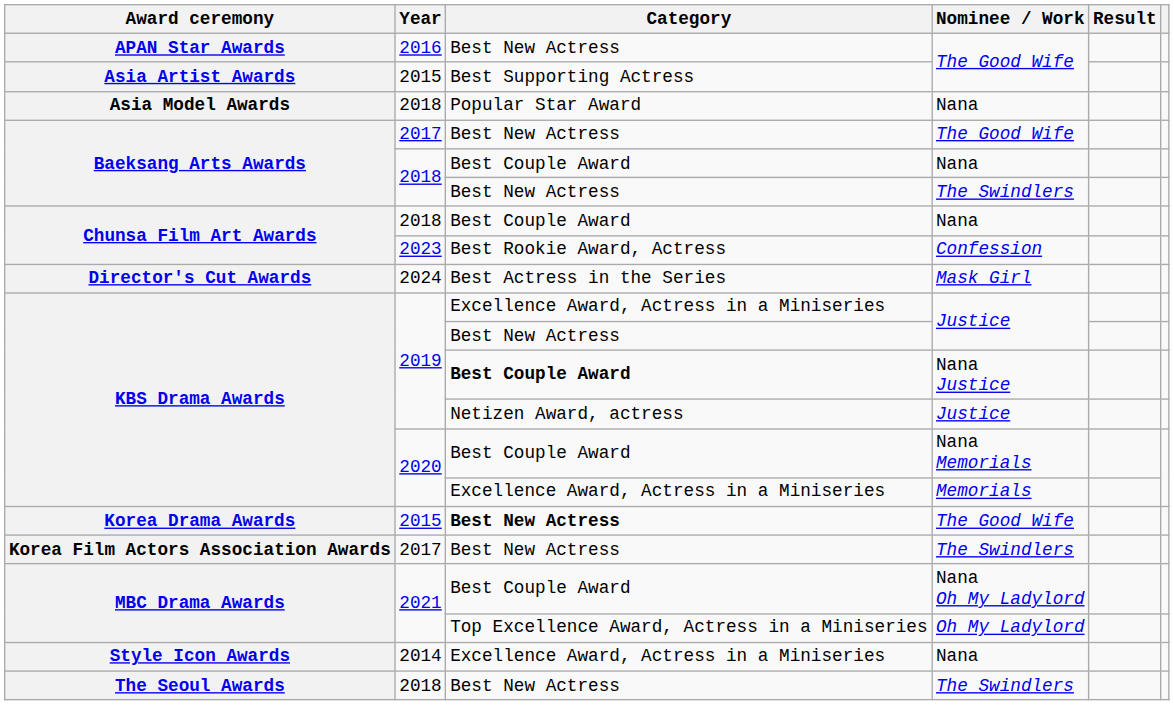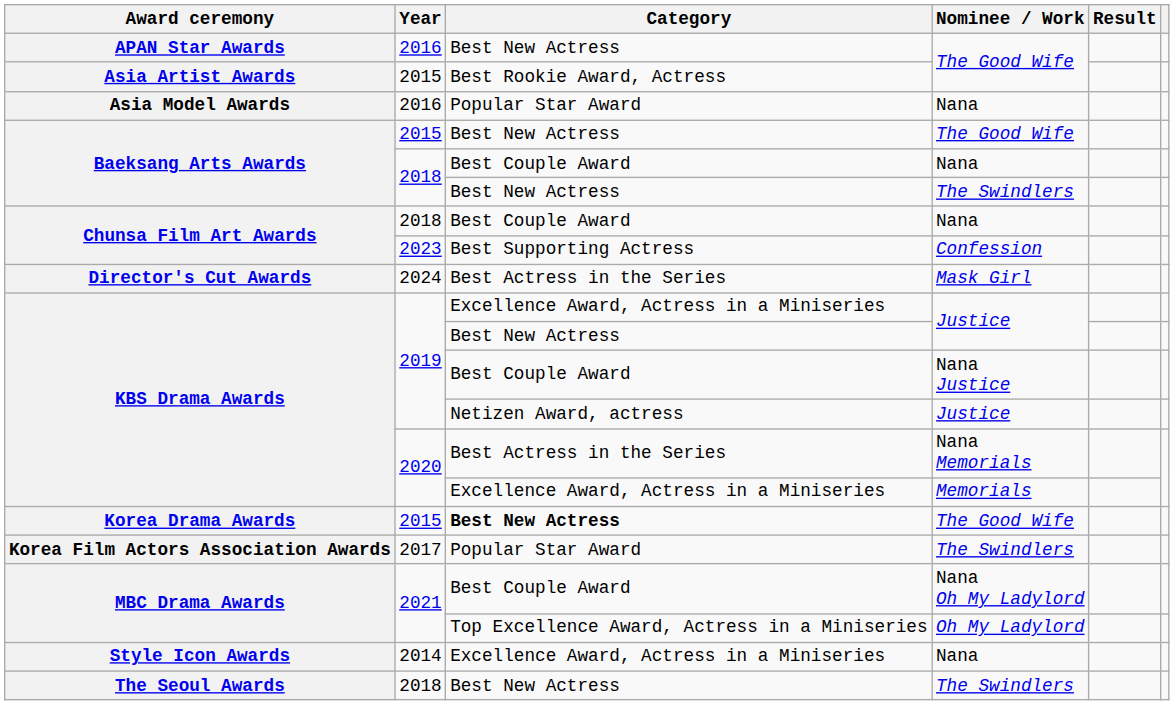(572, 77) Best Supporting Actress -> (588, 77) Best Rookie Award, Actress
(420, 106) 2018 -> (420, 106) 2016
(420, 134) 2017 -> (420, 134) 2015
(588, 250) Best Rookie Award, Actress -> (572, 250) Best Supporting Actress
(540, 375) bold -> (540, 375) normal
(540, 453) Best Couple Award -> (588, 453) Best Actress in the Series
(535, 550) Best New Actress -> (546, 550) Popular Star Award
